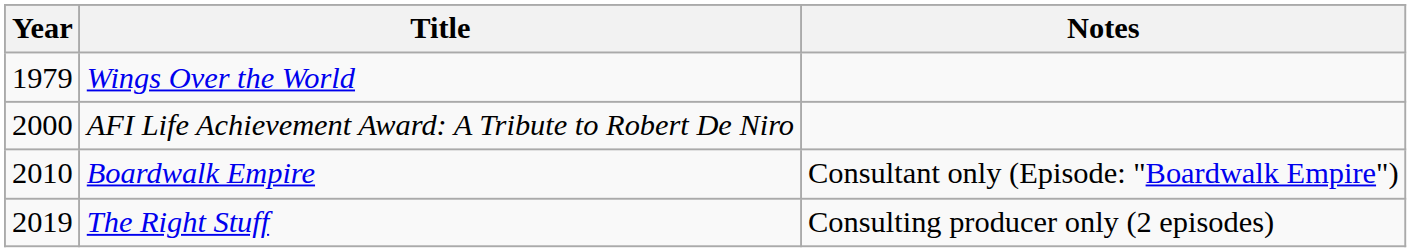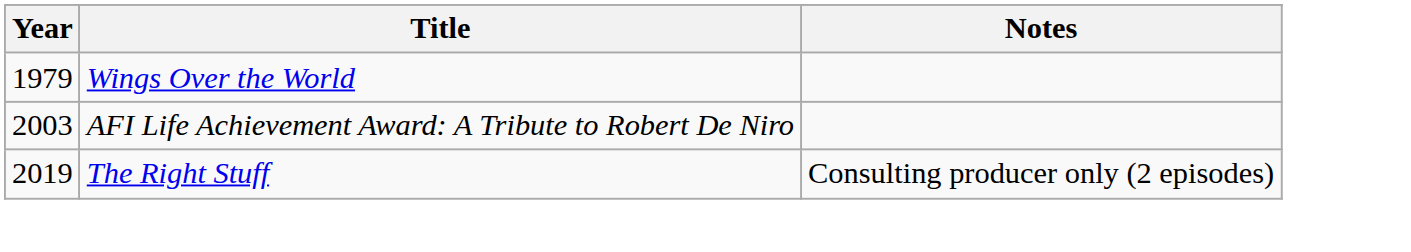(42, 125) 2000 -> (42, 125) 2003
- row: (201, 173)
